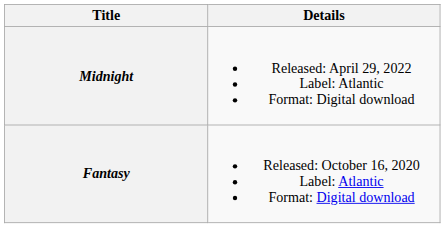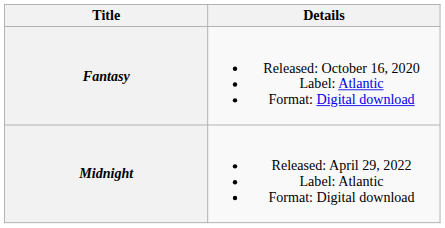rows swapped: (106, 173) <-> (106, 75)
